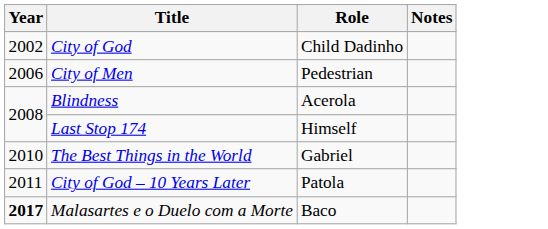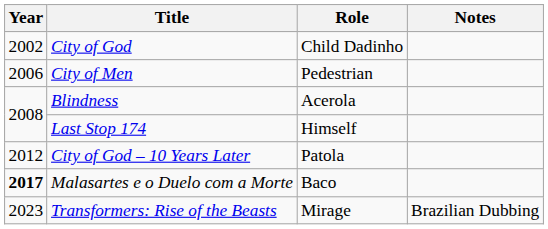- row: (151, 155)
(25, 182) 2011 -> (26, 155) 2012
+ row: (164, 210)
